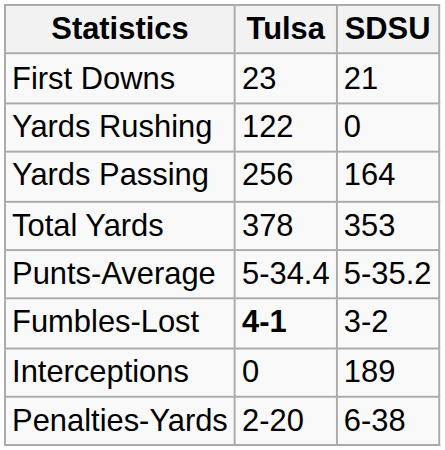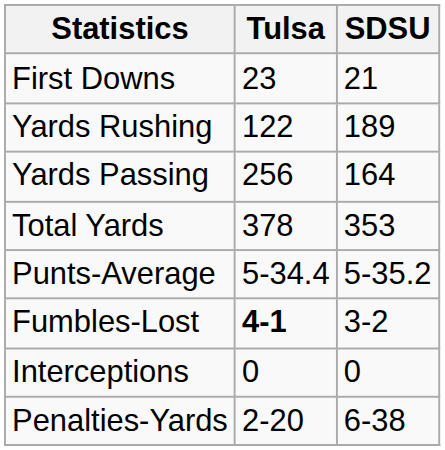(352, 126) 0 -> (370, 126) 189
(370, 371) 189 -> (352, 371) 0
